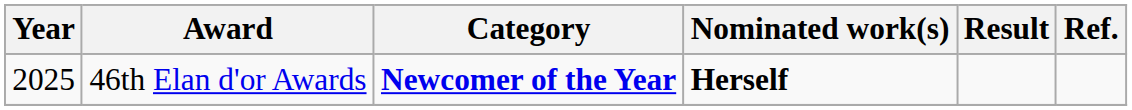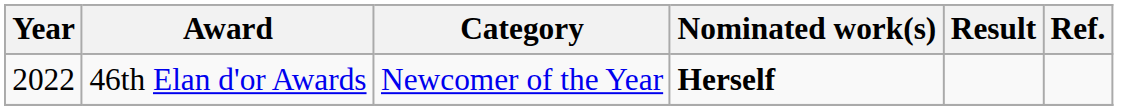(44, 79) 2025 -> (44, 79) 2022
(529, 79) bold -> (522, 79) normal
